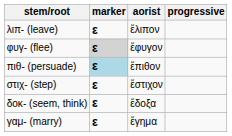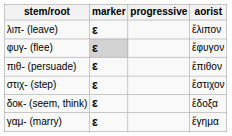columns swapped: (196, 12) <-> (147, 12)
(95, 66) lightblue background -> (95, 66) no background
